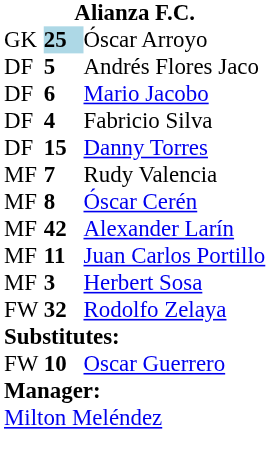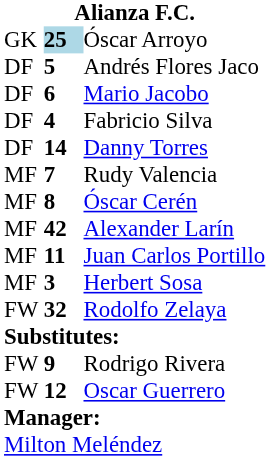(55, 147) 15 -> (55, 147) 14
+ row: (154, 363)
(55, 363) 10 -> (55, 390) 12
